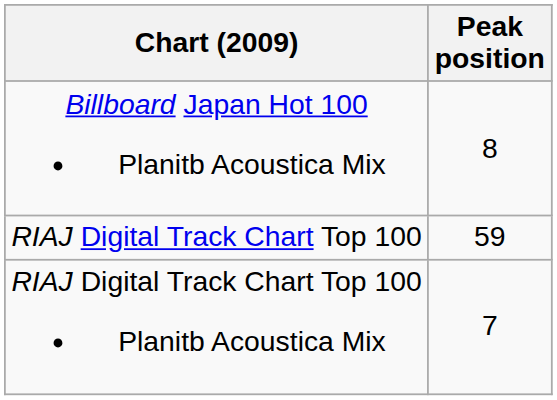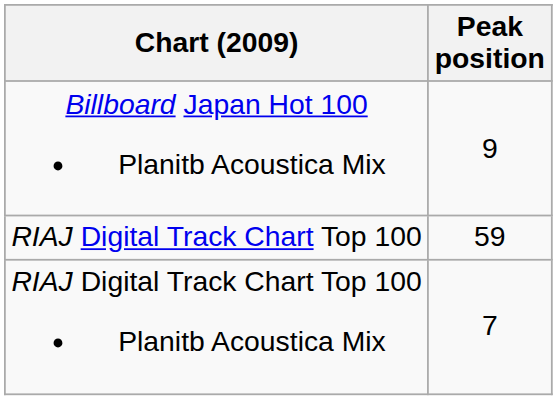(490, 147) 8 -> (490, 147) 9
